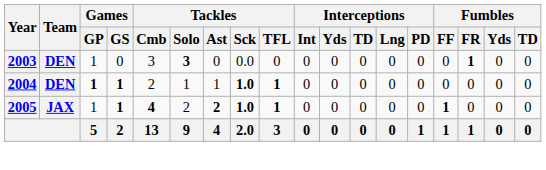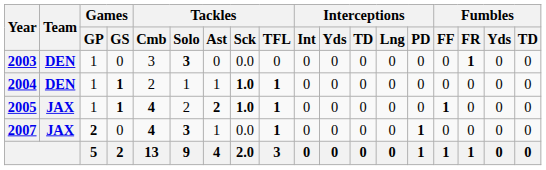(94, 84) bold -> (94, 84) normal
+ row: (22, 130)
